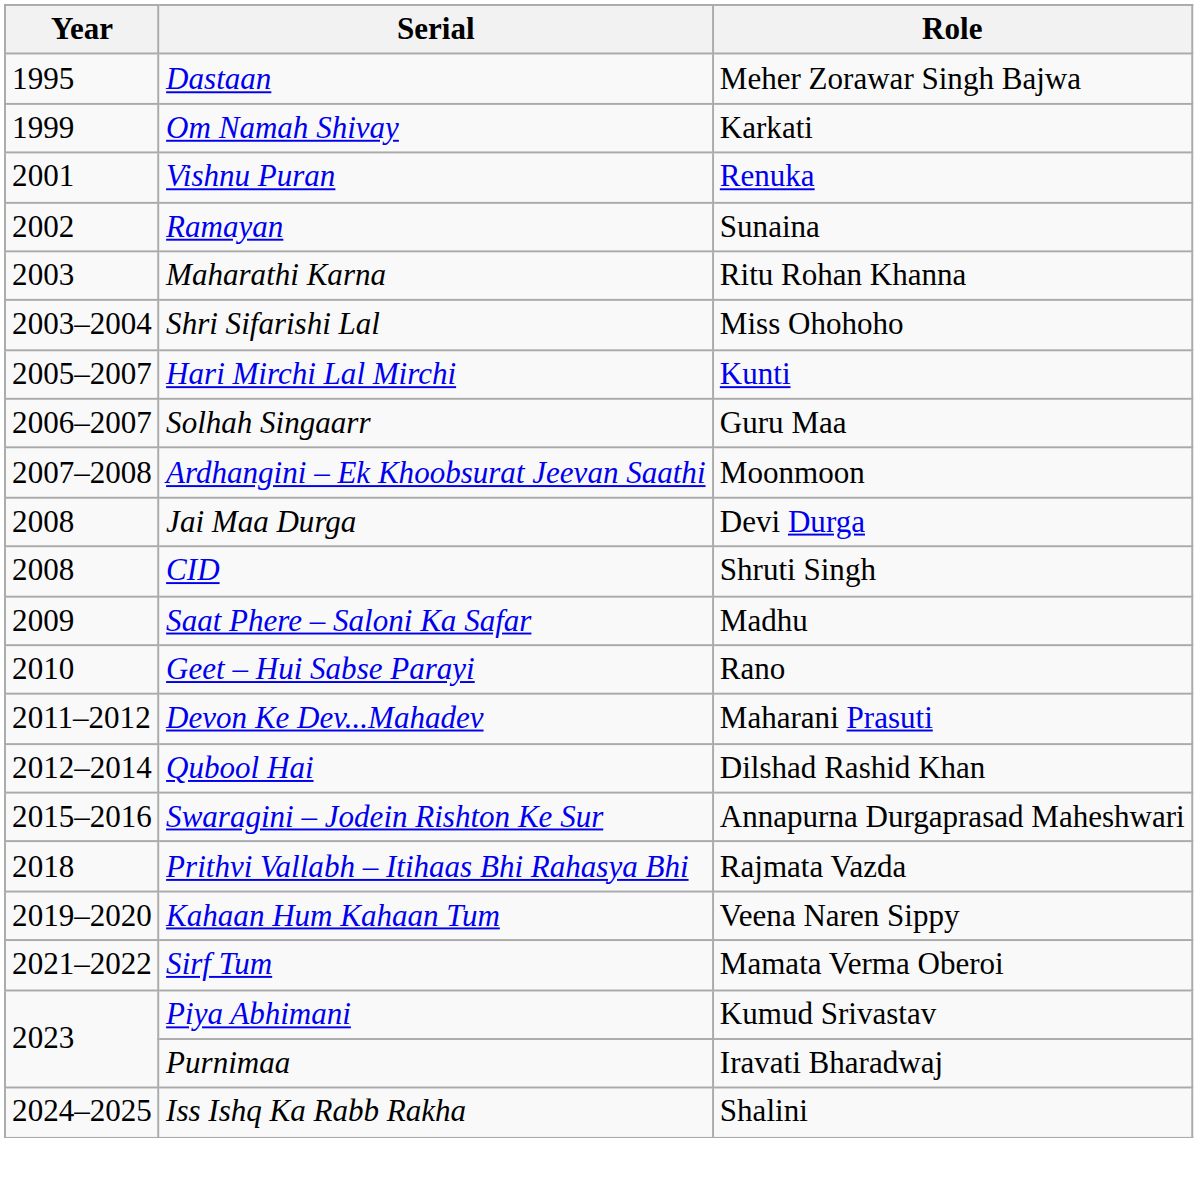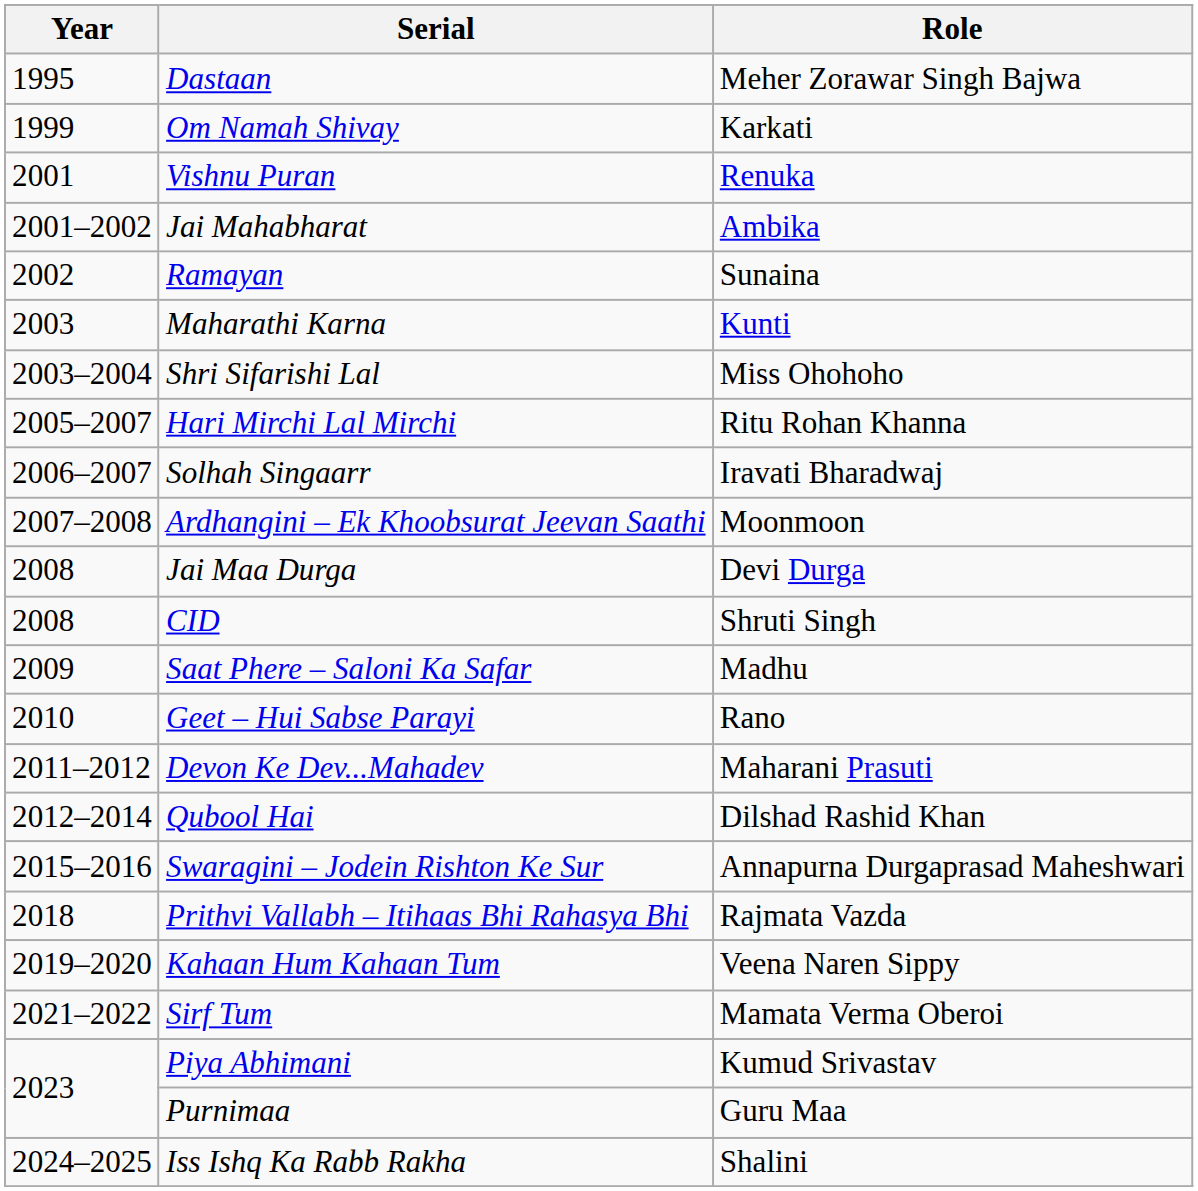+ row: (267, 226)
(843, 275) Ritu Rohan Khanna -> (755, 324) Kunti
(755, 373) Kunti -> (843, 422) Ritu Rohan Khanna
(783, 422) Guru Maa -> (831, 472) Iravati Bharadwaj
(831, 1062) Iravati Bharadwaj -> (783, 1112) Guru Maa
